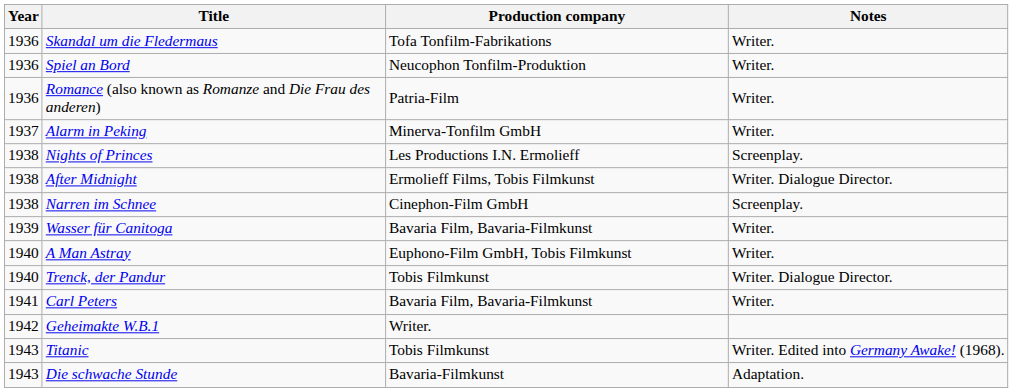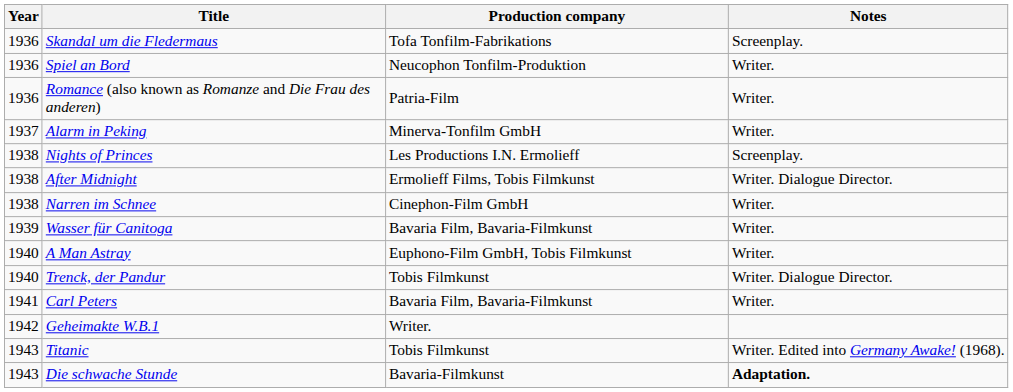(753, 41) Writer. -> (768, 41) Screenplay.
(768, 204) Screenplay. -> (753, 204) Writer.
(768, 374) normal -> (771, 374) bold
